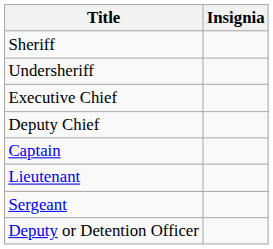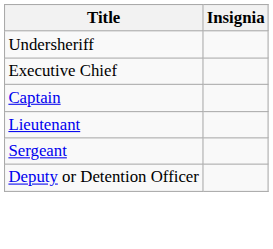- row: (32, 44)
- row: (54, 124)
